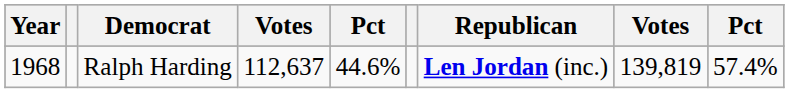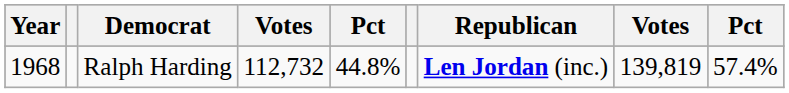(284, 66) 112,637 -> (284, 66) 112,732
(368, 66) 44.6% -> (368, 66) 44.8%
